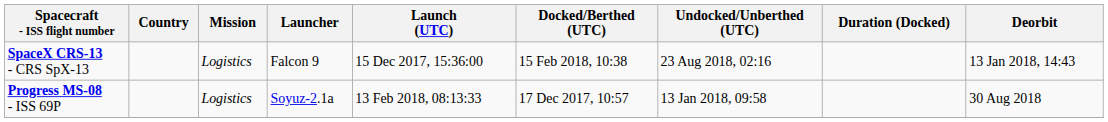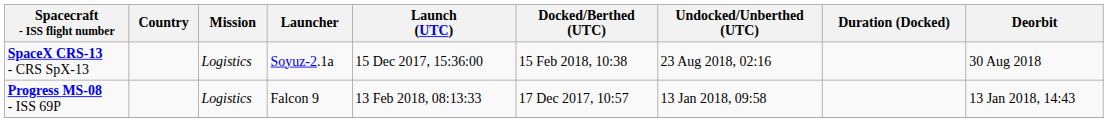(295, 61) Falcon 9 -> (302, 61) Soyuz-2.1a
(1022, 61) 13 Jan 2018, 14:43 -> (1005, 61) 30 Aug 2018
(302, 98) Soyuz-2.1a -> (295, 98) Falcon 9
(1005, 98) 30 Aug 2018 -> (1022, 98) 13 Jan 2018, 14:43
